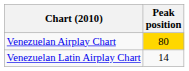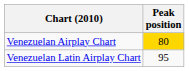(164, 58) 14 -> (164, 58) 95
